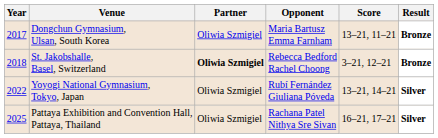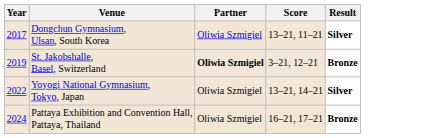- column: (303, 13)
(416, 35) Bronze -> (340, 35) Silver
(17, 63) 2018 -> (17, 63) 2019
(17, 119) 2025 -> (17, 119) 2024
(413, 119) Silver -> (343, 119) Bronze
